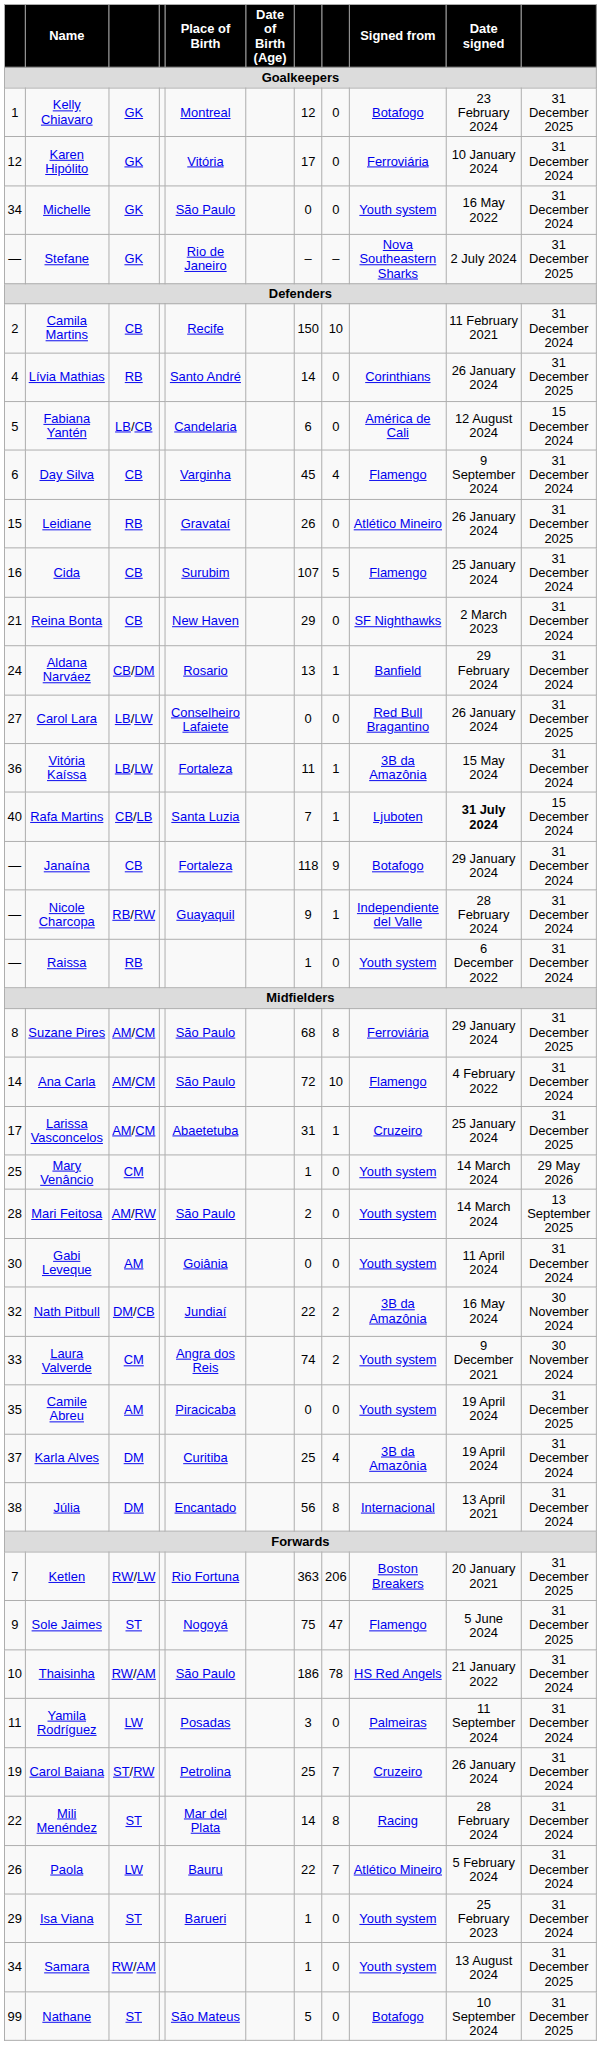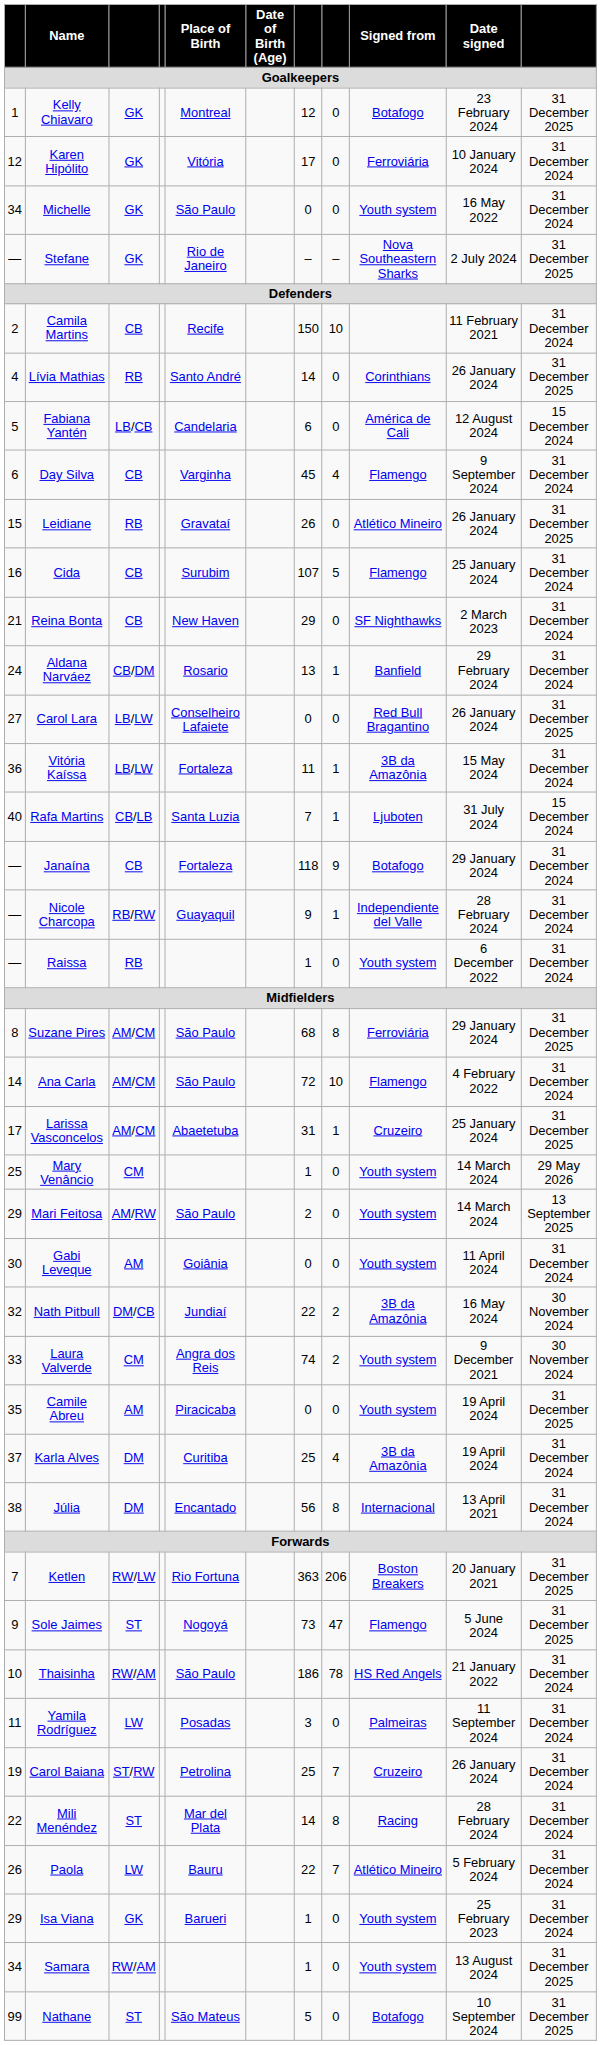(484, 816) bold -> (484, 816) normal
(15, 1214) 28 -> (15, 1214) 29
(308, 1625) 75 -> (308, 1625) 73
(134, 1918) ST -> (134, 1918) GK
